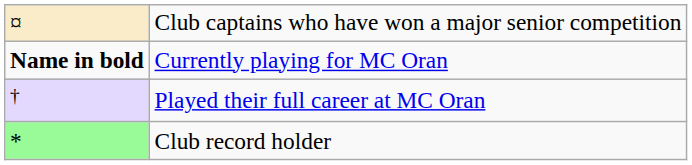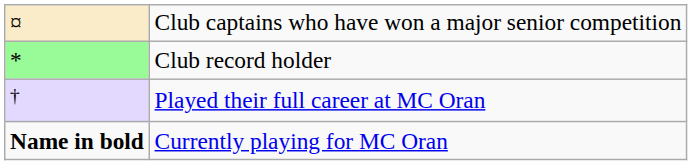rows swapped: (243, 140) <-> (301, 60)
